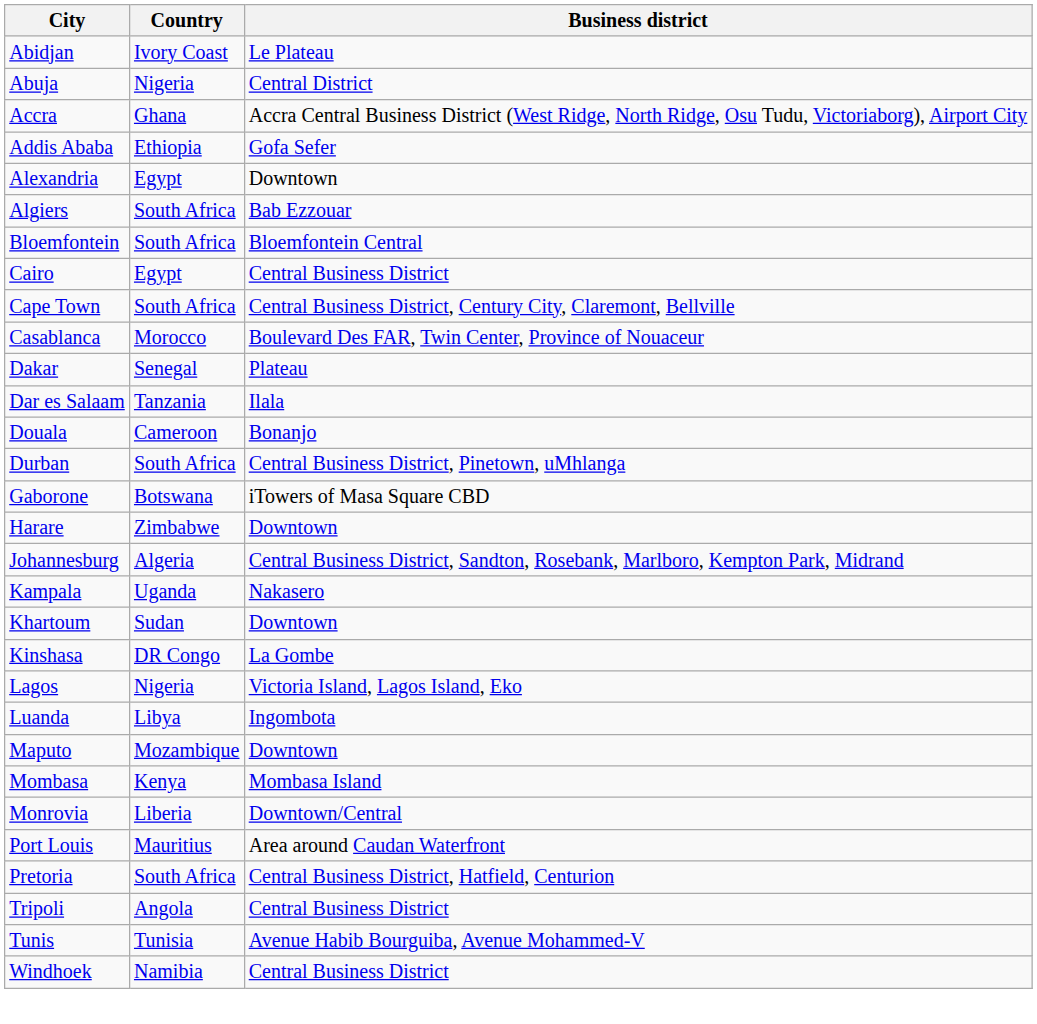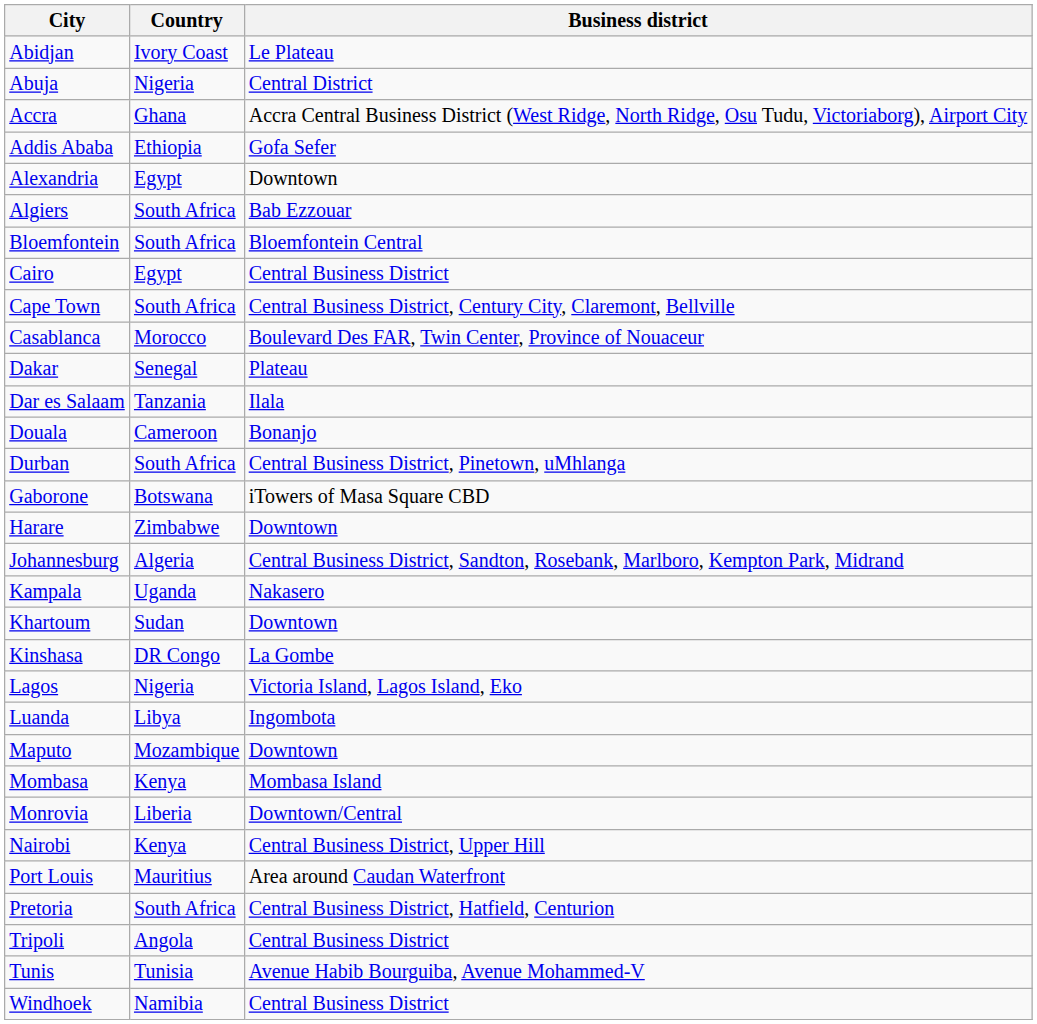+ row: (40, 845)
